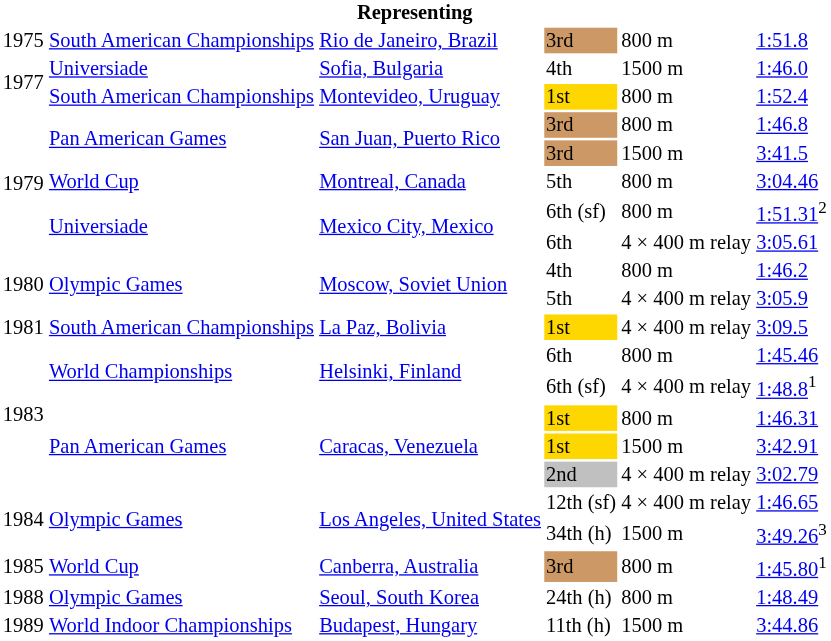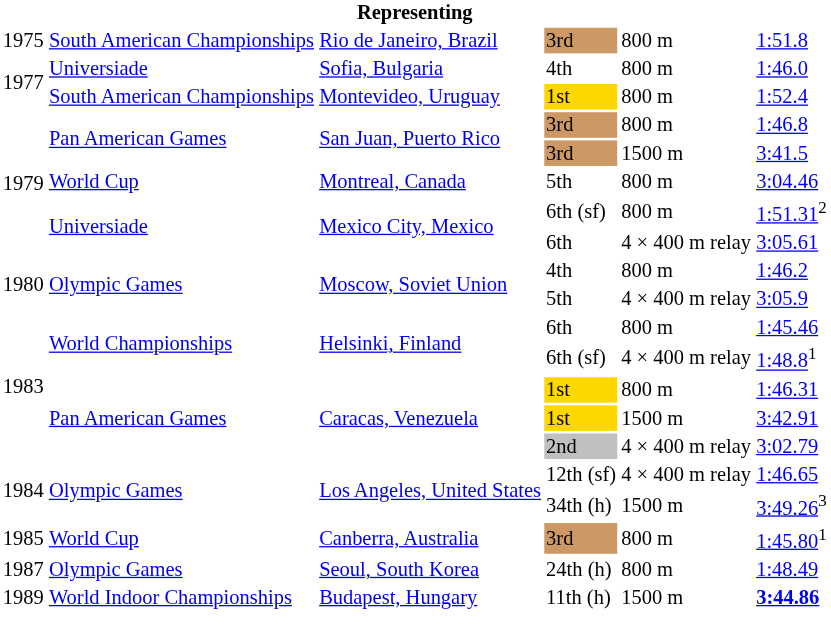(652, 68) 1500 m -> (647, 68) 800 m
- row: (383, 327)
(23, 597) 1988 -> (23, 569) 1987
(787, 625) normal -> (788, 597) bold
